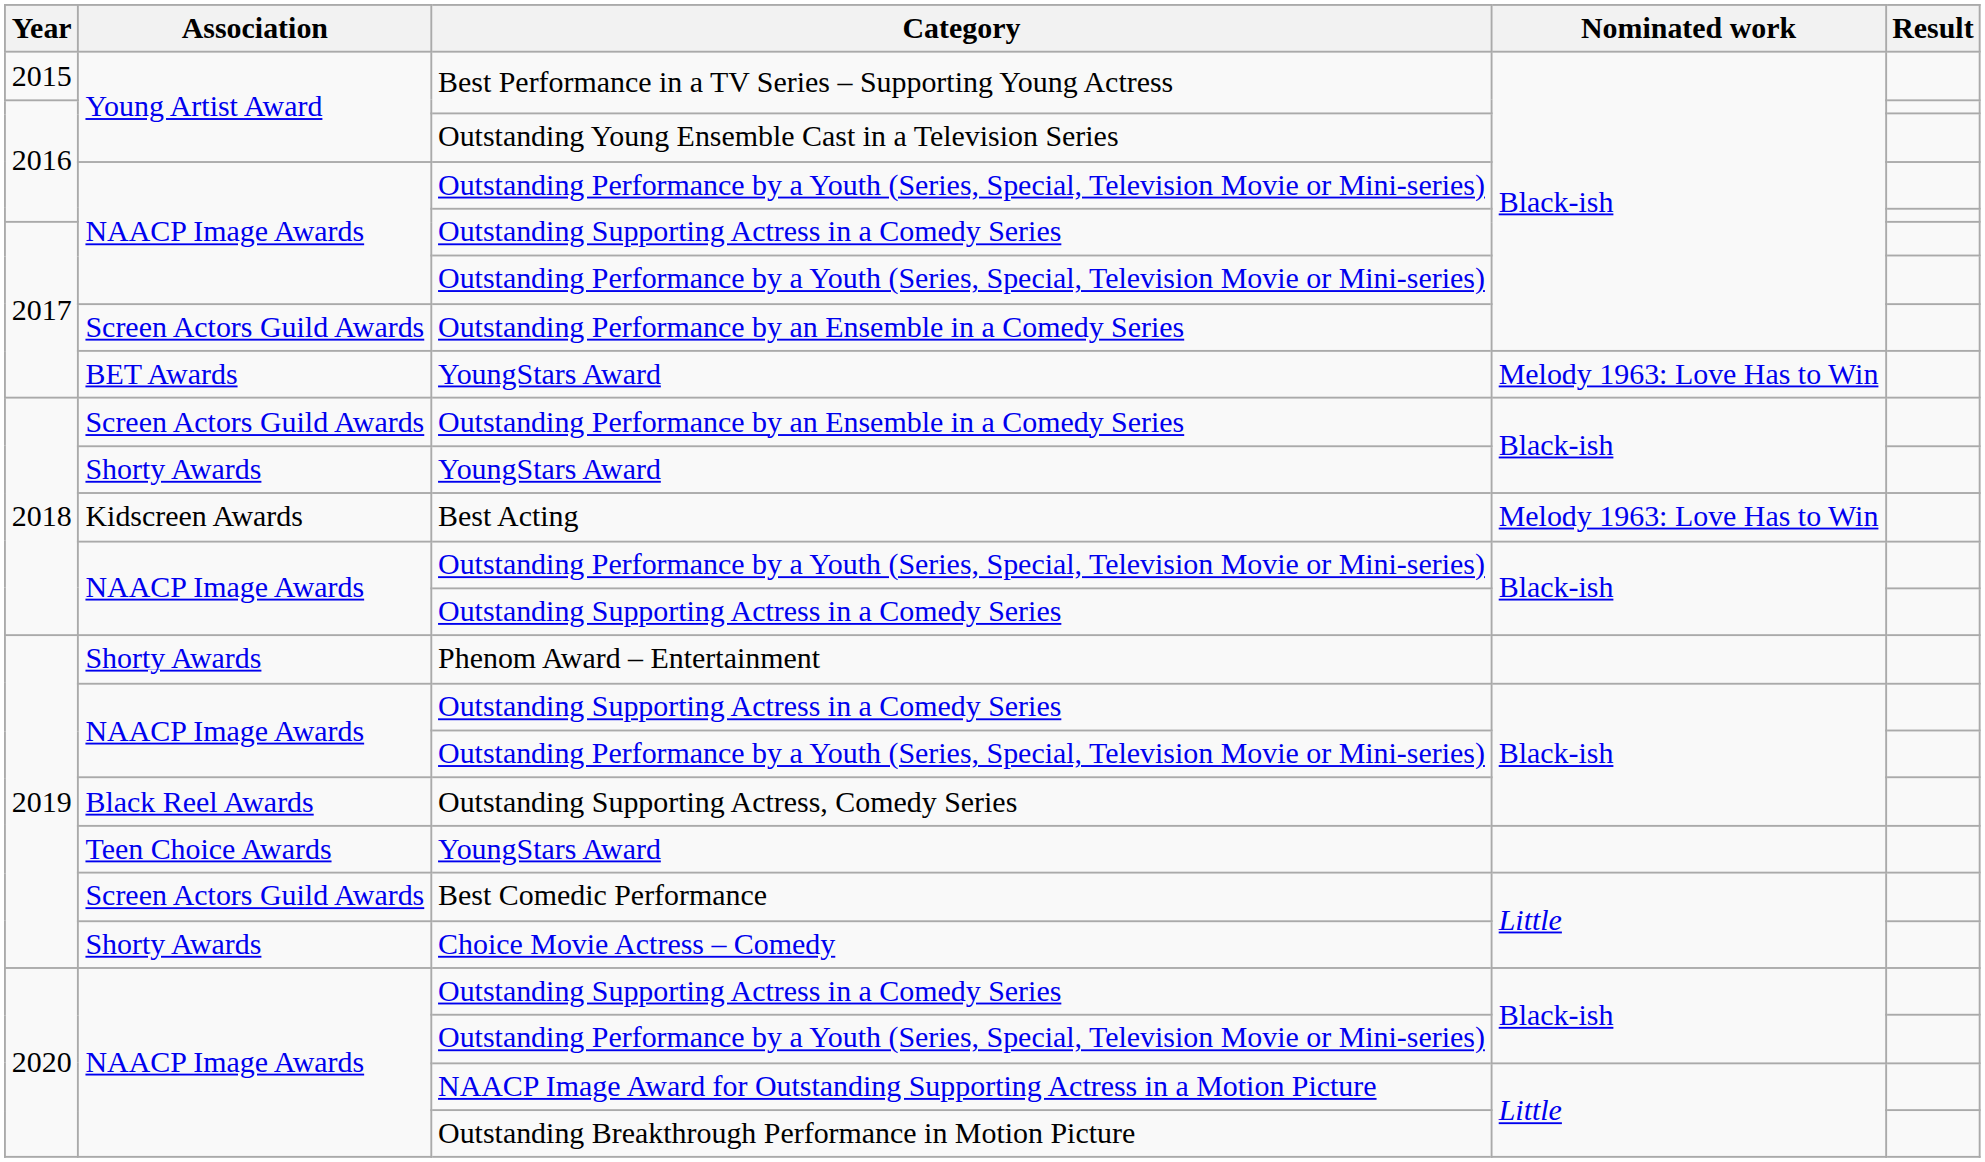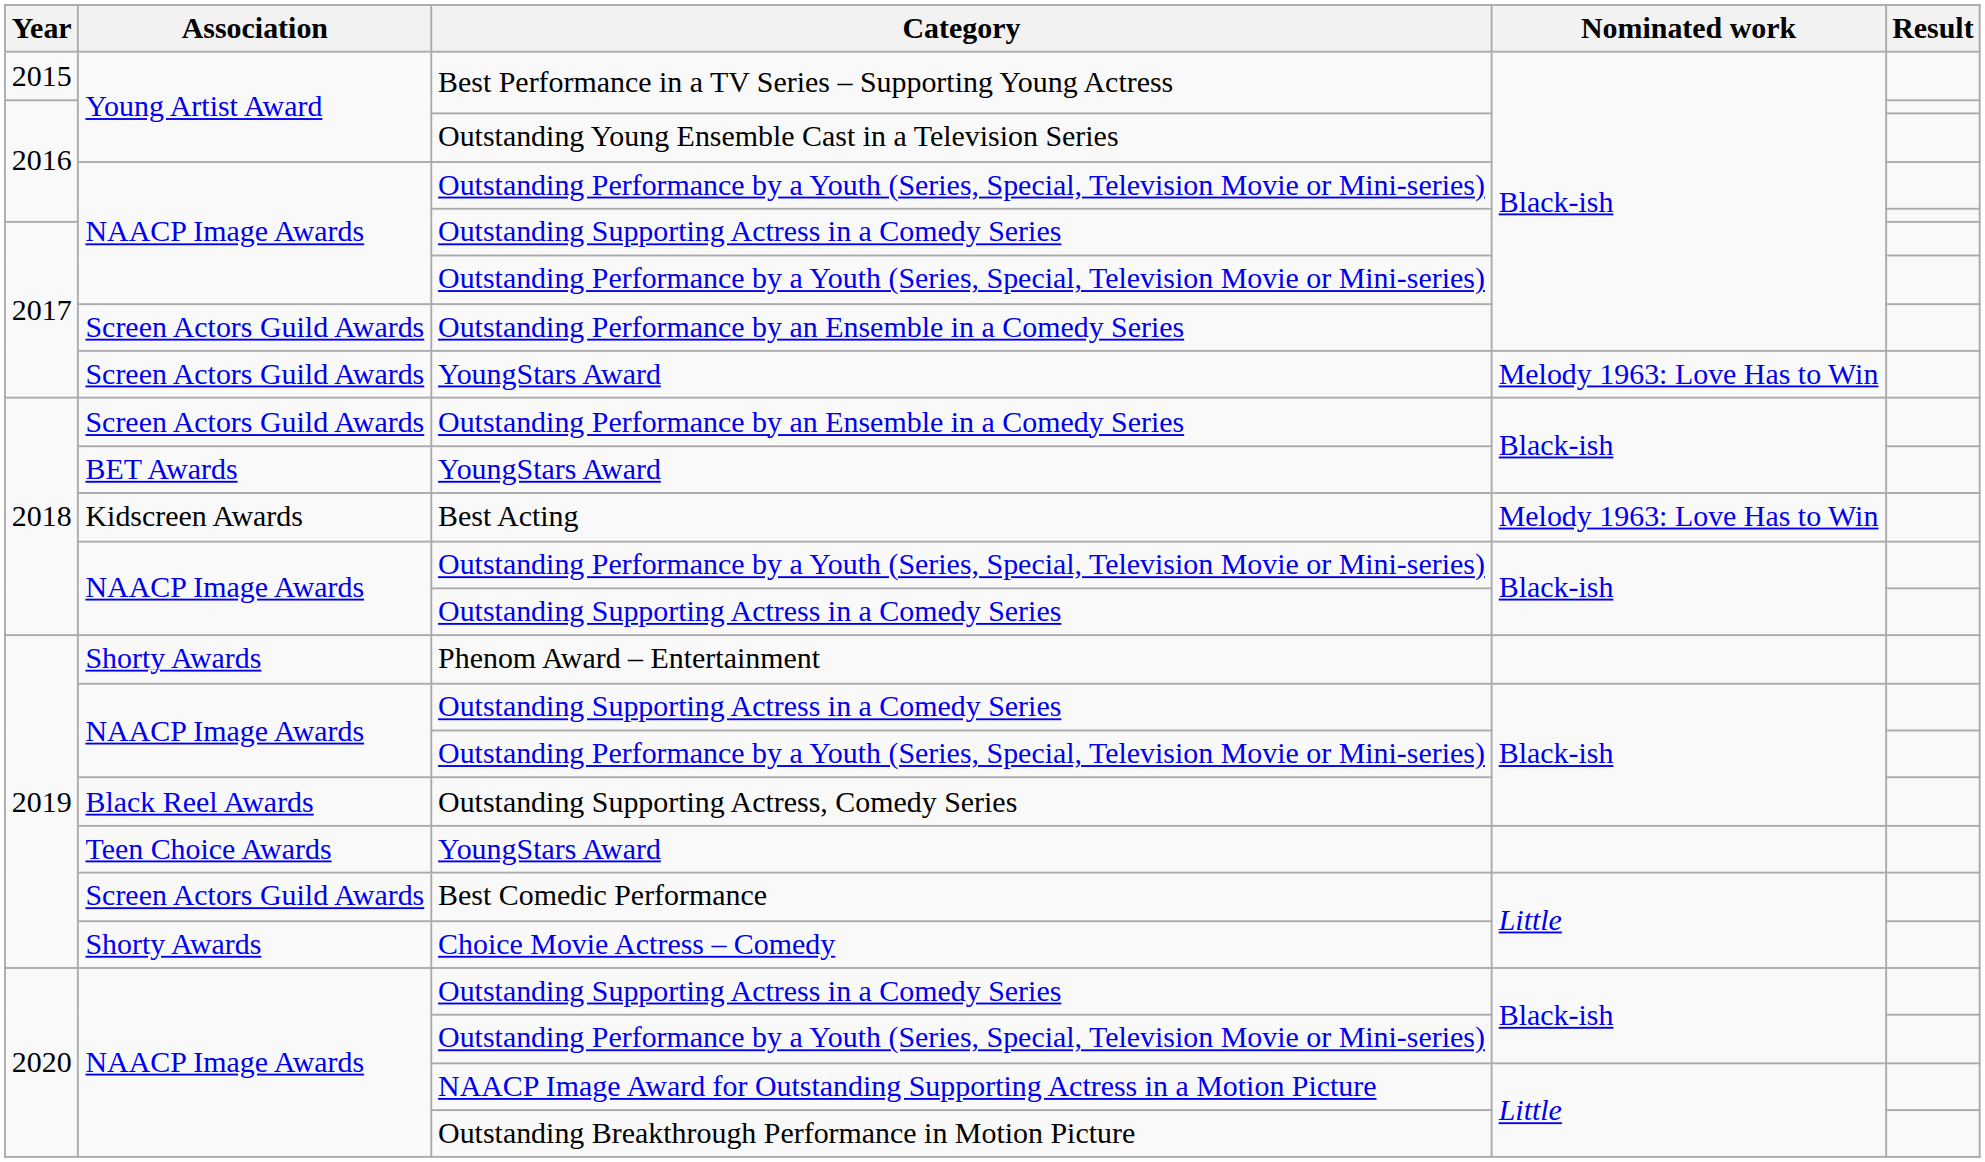(162, 374) BET Awards -> (255, 374) Screen Actors Guild Awards
(173, 469) Shorty Awards -> (162, 469) BET Awards
